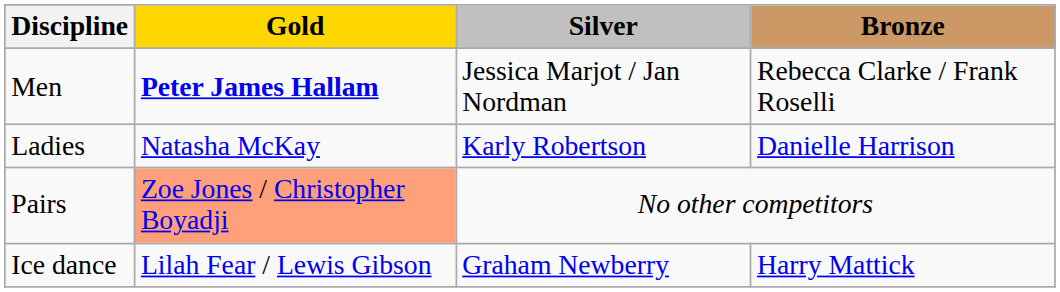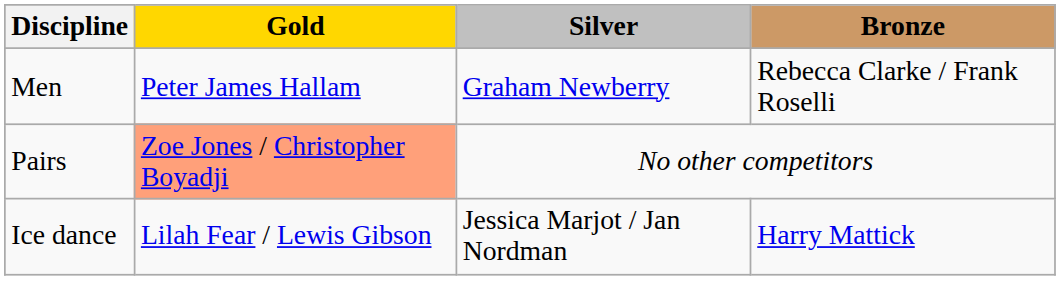(260, 85) bold -> (251, 85) normal
(571, 85) Jessica Marjot / Jan Nordman -> (566, 85) Graham Newberry
- row: (48, 145)
(566, 264) Graham Newberry -> (571, 235) Jessica Marjot / Jan Nordman
